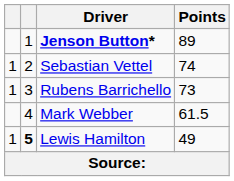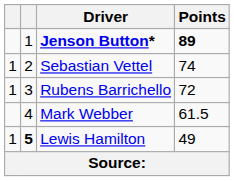(187, 41) normal -> (187, 41) bold
(187, 90) 73 -> (187, 90) 72
